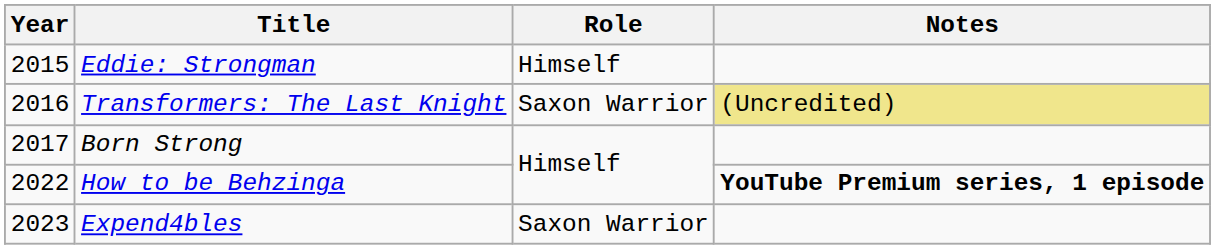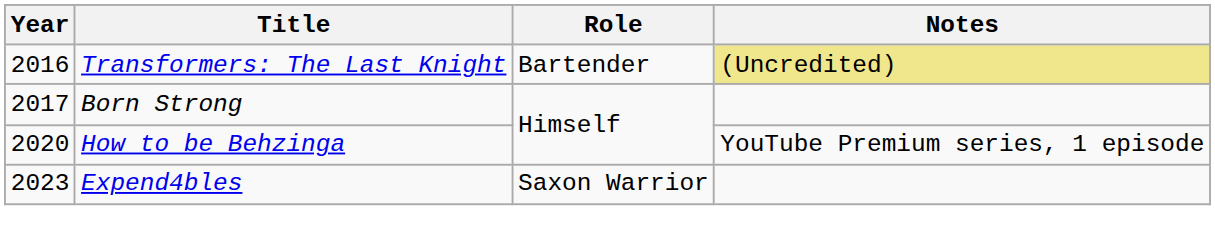- row: (198, 65)
(613, 105) Saxon Warrior -> (584, 65) Bartender
(40, 184) 2022 -> (40, 144) 2020
(962, 184) bold -> (962, 144) normal
